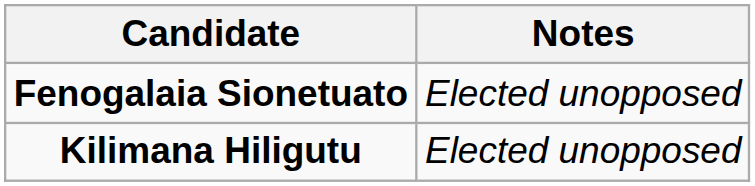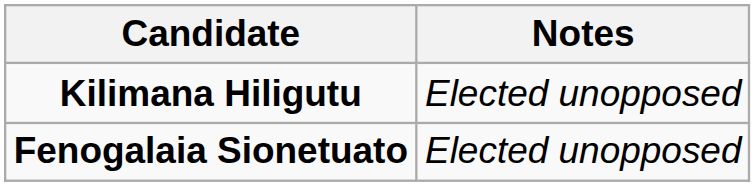rows swapped: (211, 151) <-> (211, 92)
